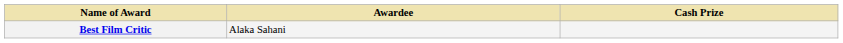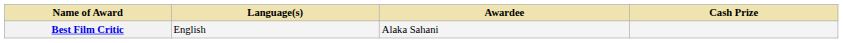+ column: (275, 12)
